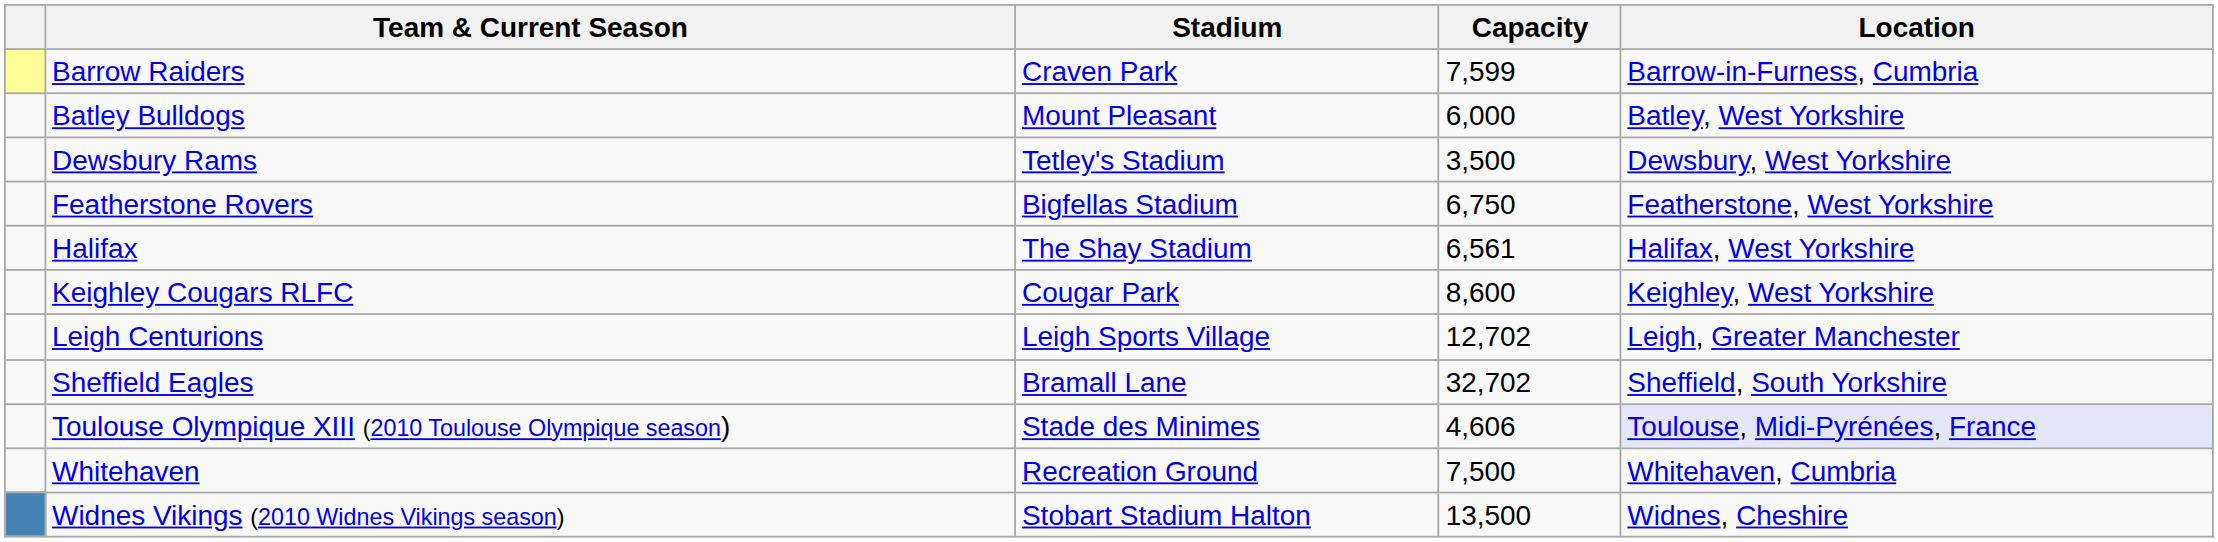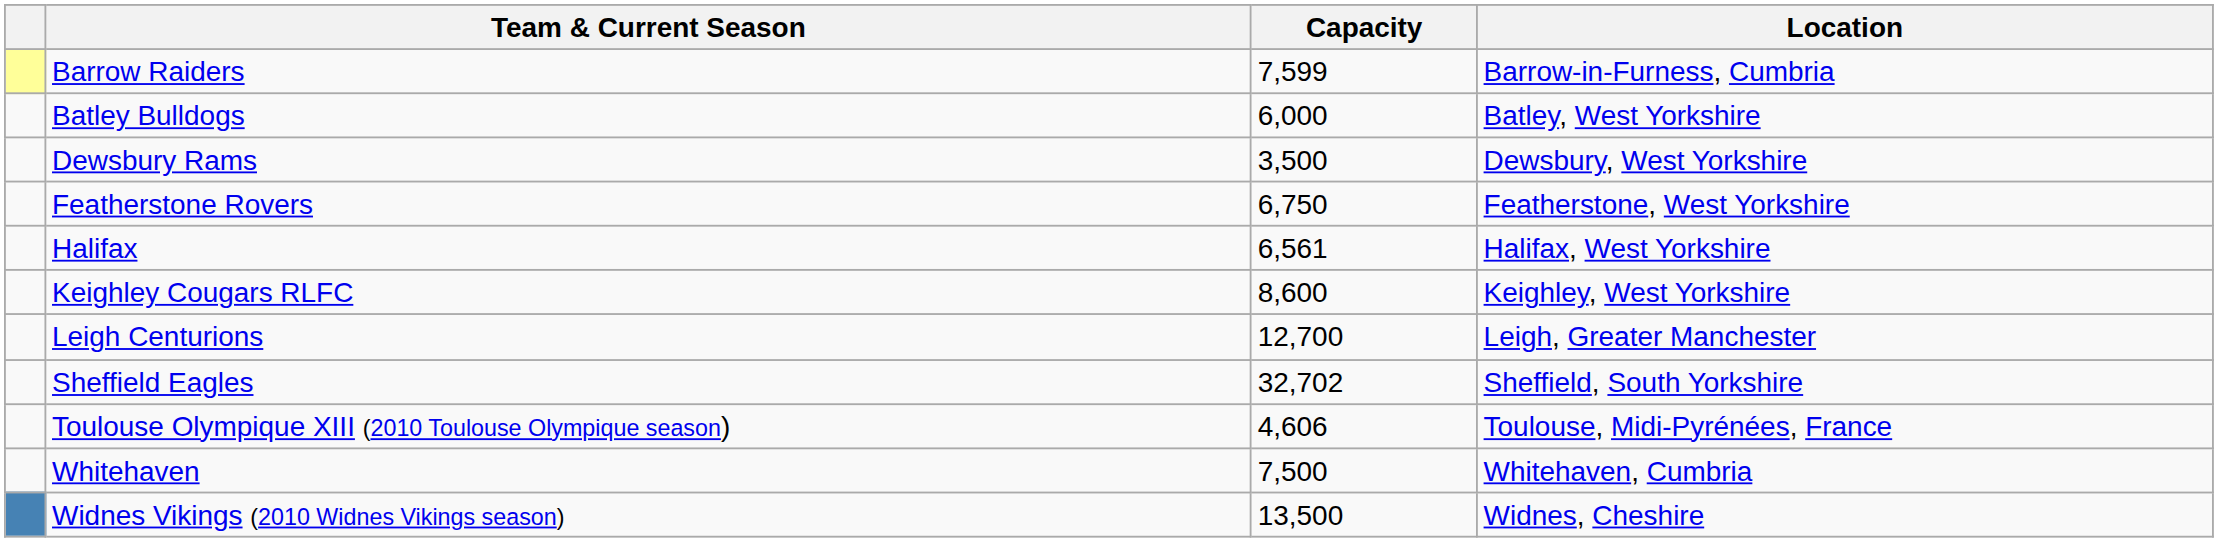- column: (1227, 27)
(1488, 337) 12,702 -> (1300, 337) 12,700
(1832, 426) lavender background -> (1688, 426) no background
